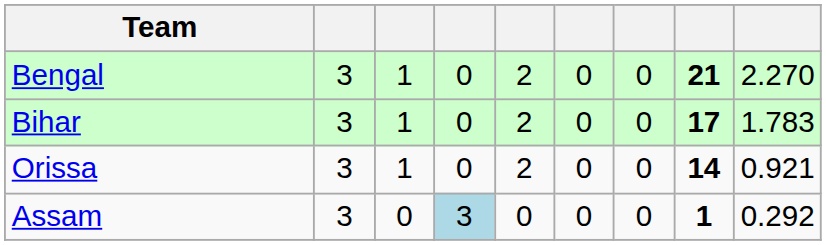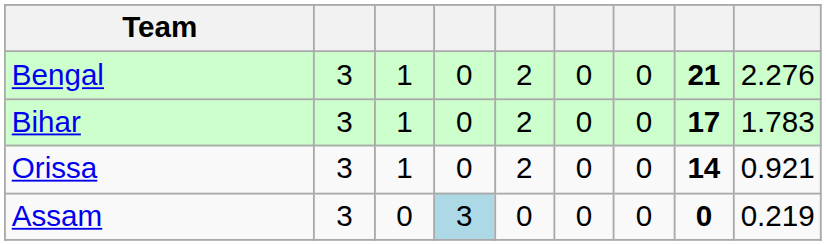(778, 74) 2.270 -> (778, 74) 2.276
(704, 215) 1 -> (704, 215) 0
(778, 215) 0.292 -> (778, 215) 0.219
